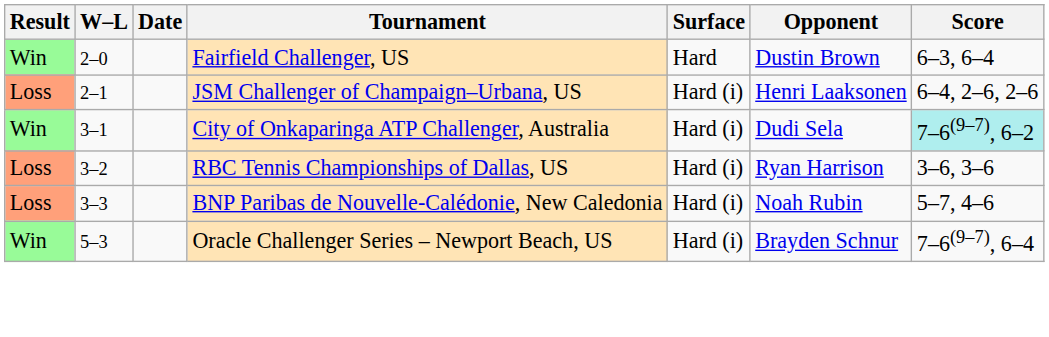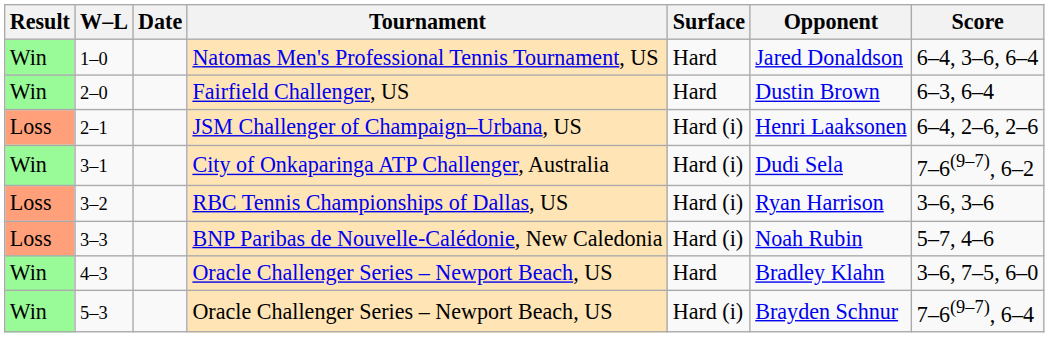+ row: (94, 58)
(975, 130) paleturquoise background -> (975, 165) no background
+ row: (94, 274)
